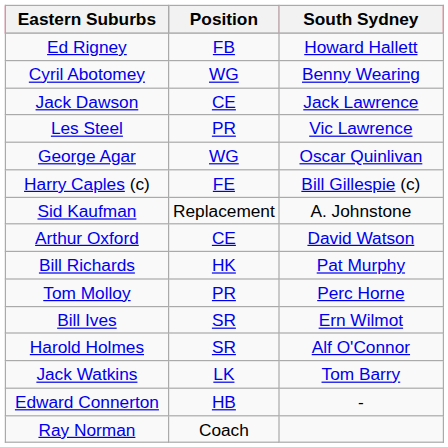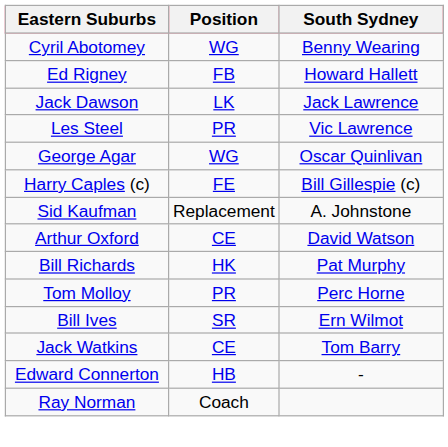rows swapped: (87, 47) <-> (87, 74)
(224, 101) CE -> (224, 101) LK
- row: (87, 347)
(224, 374) LK -> (224, 347) CE
